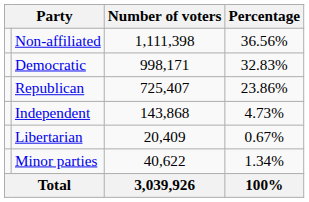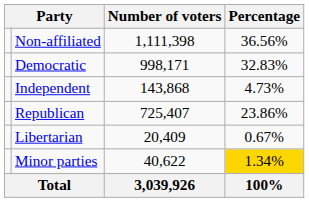rows swapped: (50, 88) <-> (53, 112)
(264, 161) no background -> (264, 161) gold background
